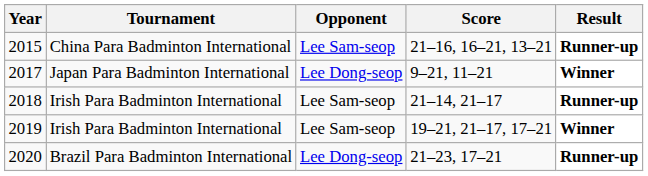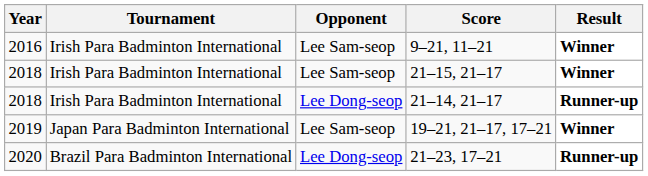- row: (481, 46)
(25, 73) 2017 -> (25, 46) 2016
(170, 73) Japan Para Badminton International -> (166, 46) Irish Para Badminton International
(351, 73) Lee Dong-seop -> (348, 46) Lee Sam-seop
+ row: (456, 73)
(348, 101) Lee Sam-seop -> (351, 101) Lee Dong-seop
(166, 128) Irish Para Badminton International -> (170, 128) Japan Para Badminton International
